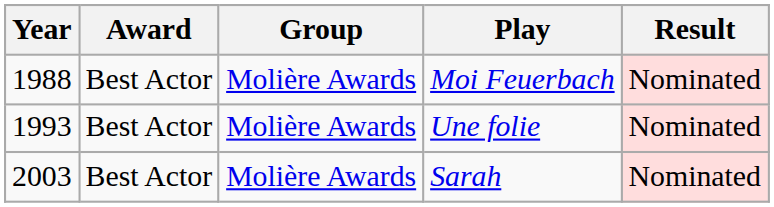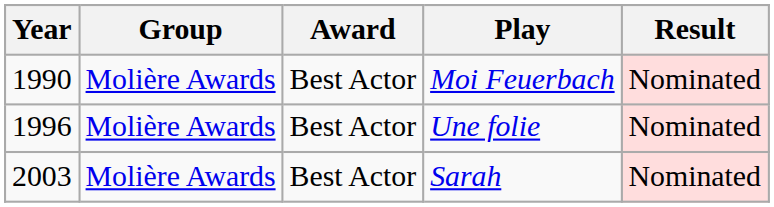columns swapped: (321, 29) <-> (149, 29)
(42, 78) 1988 -> (42, 78) 1990
(42, 127) 1993 -> (42, 127) 1996
